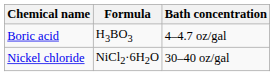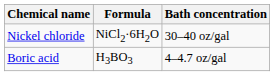rows swapped: (46, 58) <-> (33, 35)
